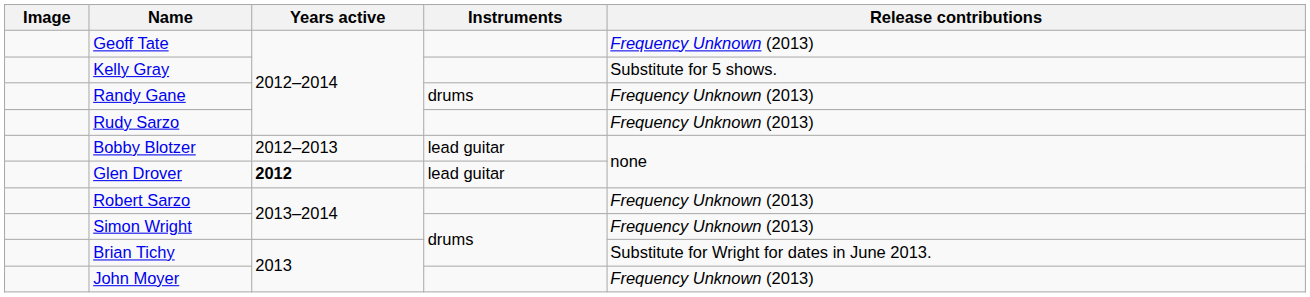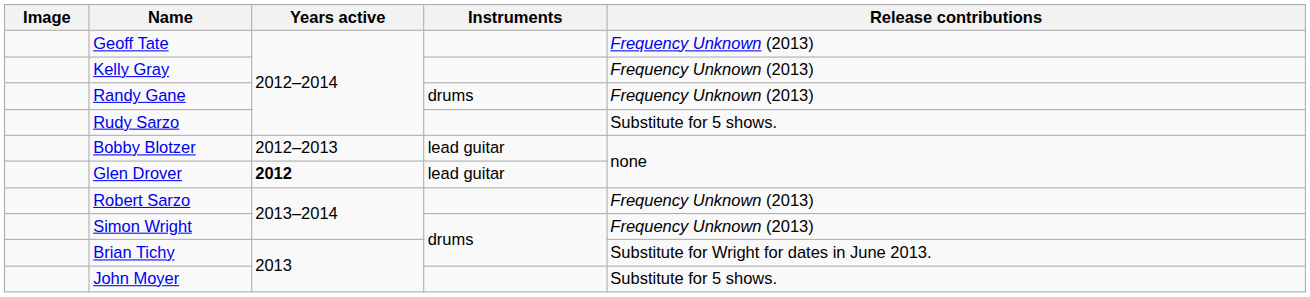(694, 69) Substitute for 5 shows. -> (712, 69) Frequency Unknown (2013)
(712, 122) Frequency Unknown (2013) -> (694, 122) Substitute for 5 shows.
(712, 278) Frequency Unknown (2013) -> (694, 278) Substitute for 5 shows.
